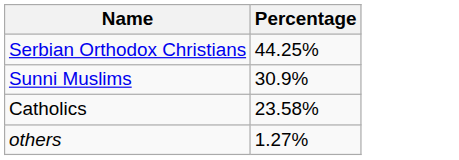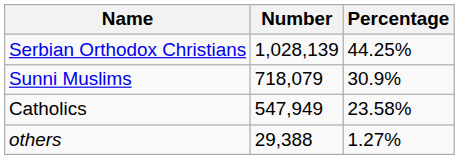+ column: (297, 19)
